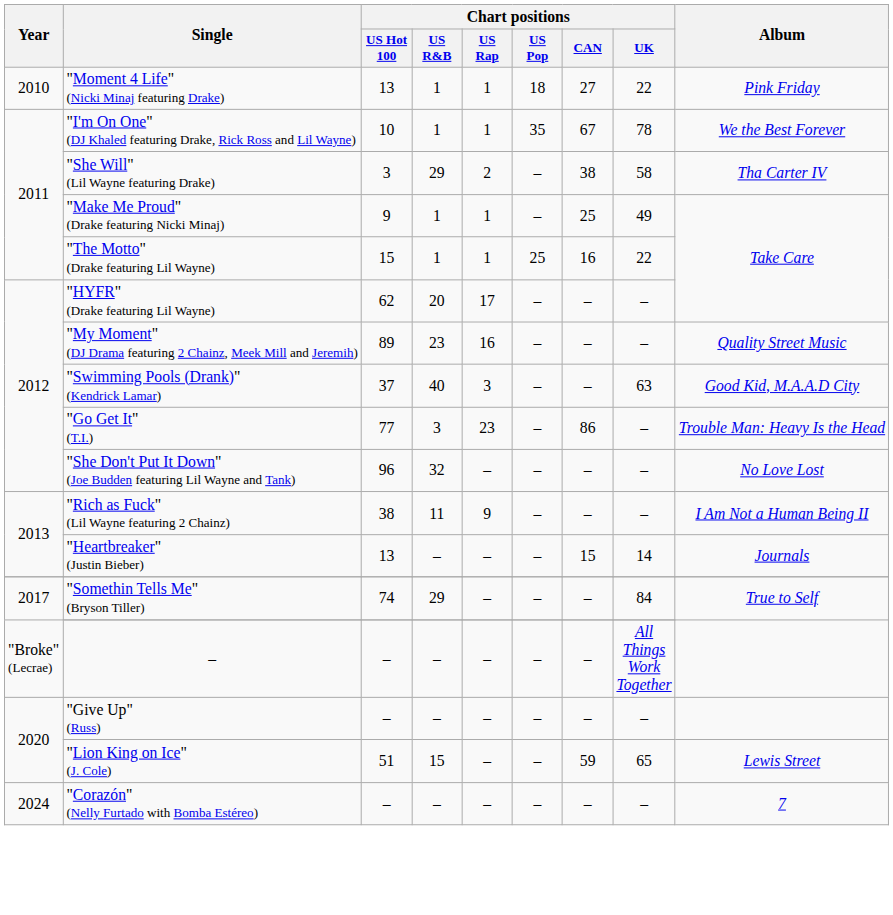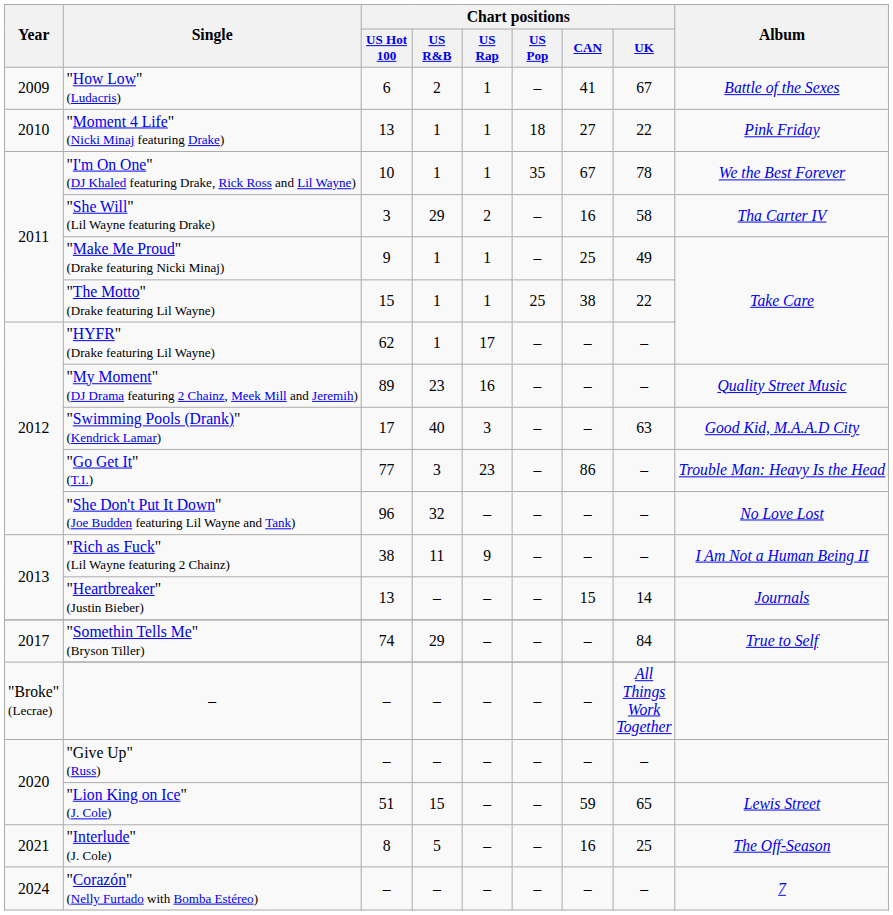+ row: (104, 88)
(588, 173) 38 -> (588, 215) 16
(588, 258) 16 -> (588, 300) 38
(437, 300) 20 -> (437, 343) 1
(387, 385) 37 -> (387, 428) 17
+ row: (101, 846)
